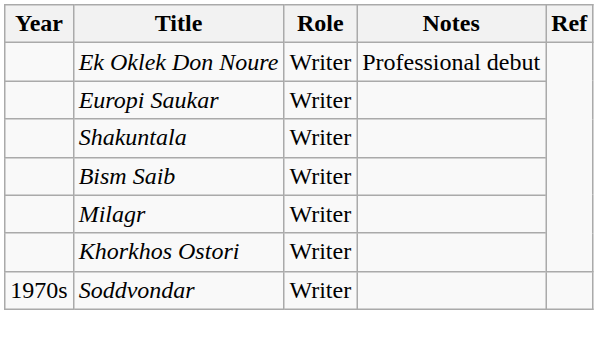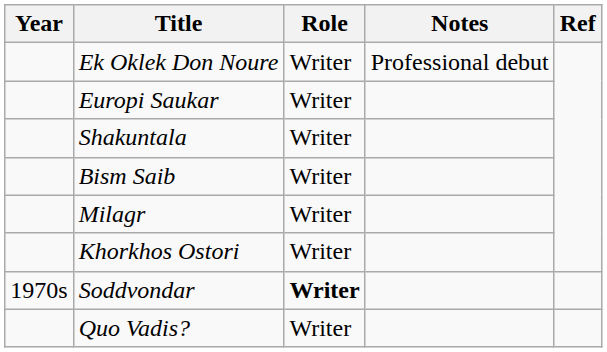(320, 289) normal -> (325, 289) bold
+ row: (134, 328)
